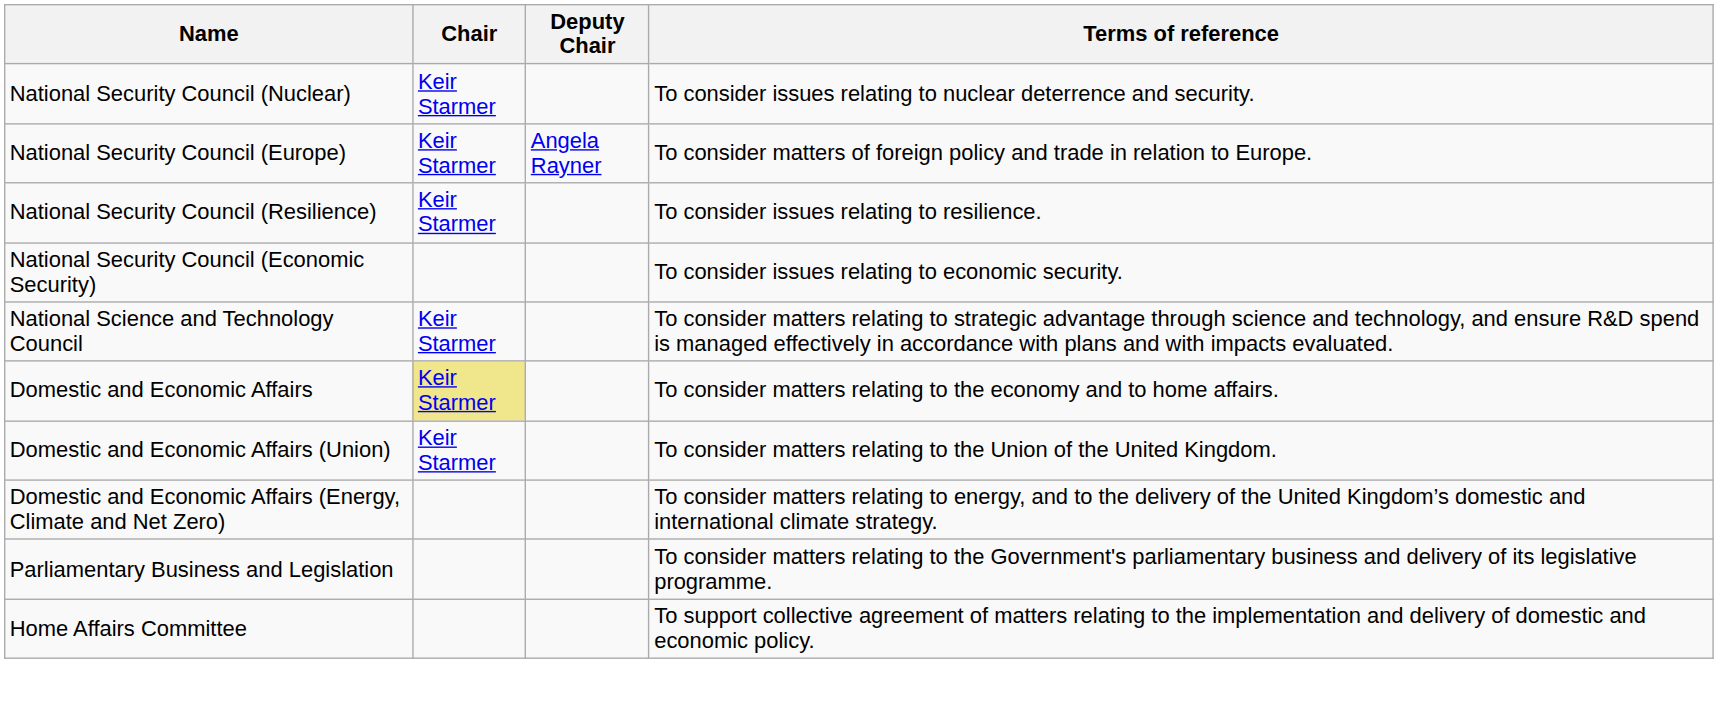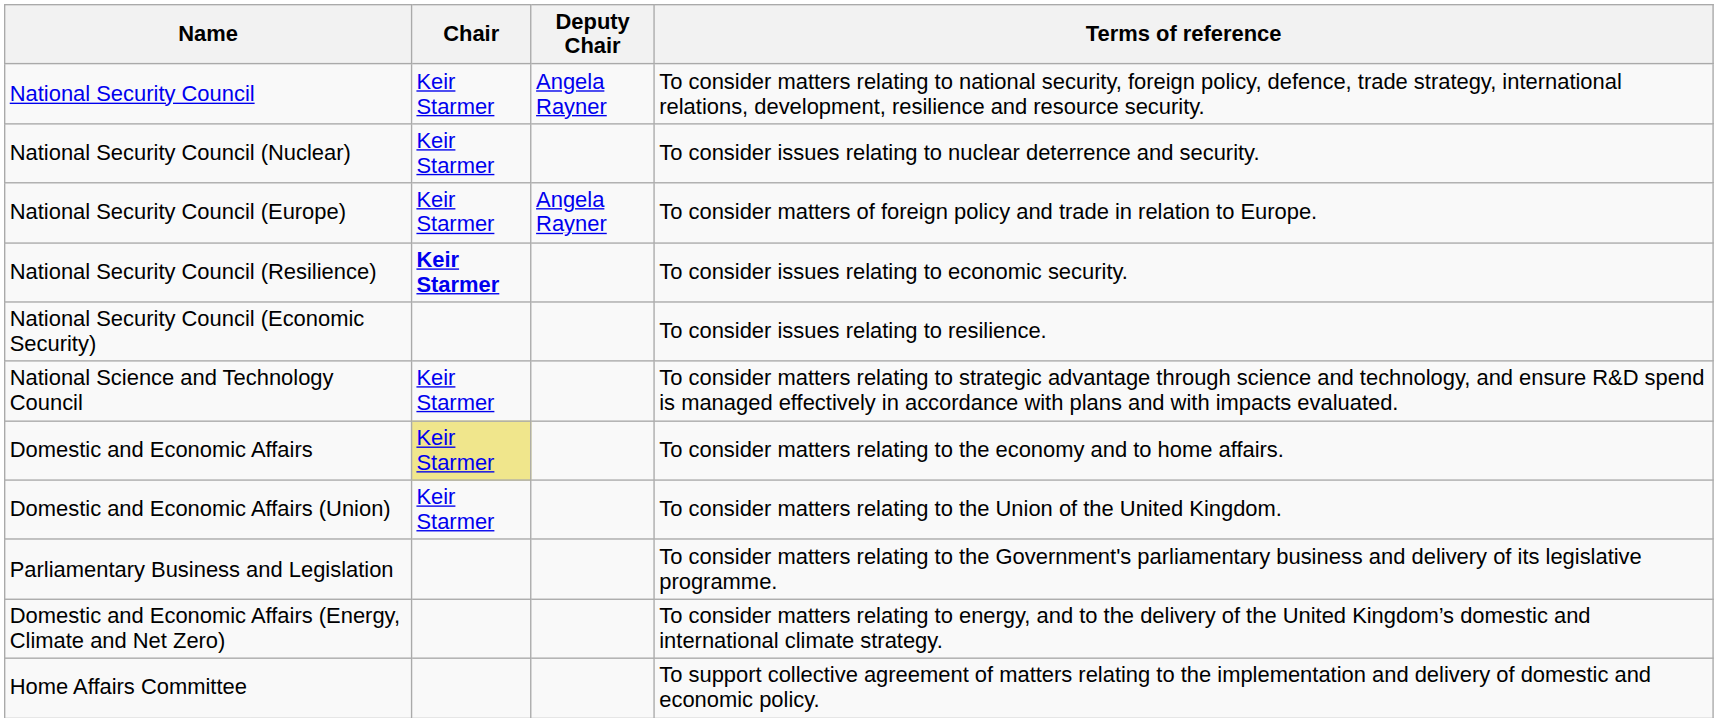+ row: (132, 93)
(457, 212) normal -> (458, 271) bold
(848, 212) To consider issues relating to resilience. -> (894, 271) To consider issues relating to economic security.
(889, 271) To consider issues relating to economic security. -> (853, 331) To consider issues relating to resilience.
rows swapped: (205, 509) <-> (202, 569)
